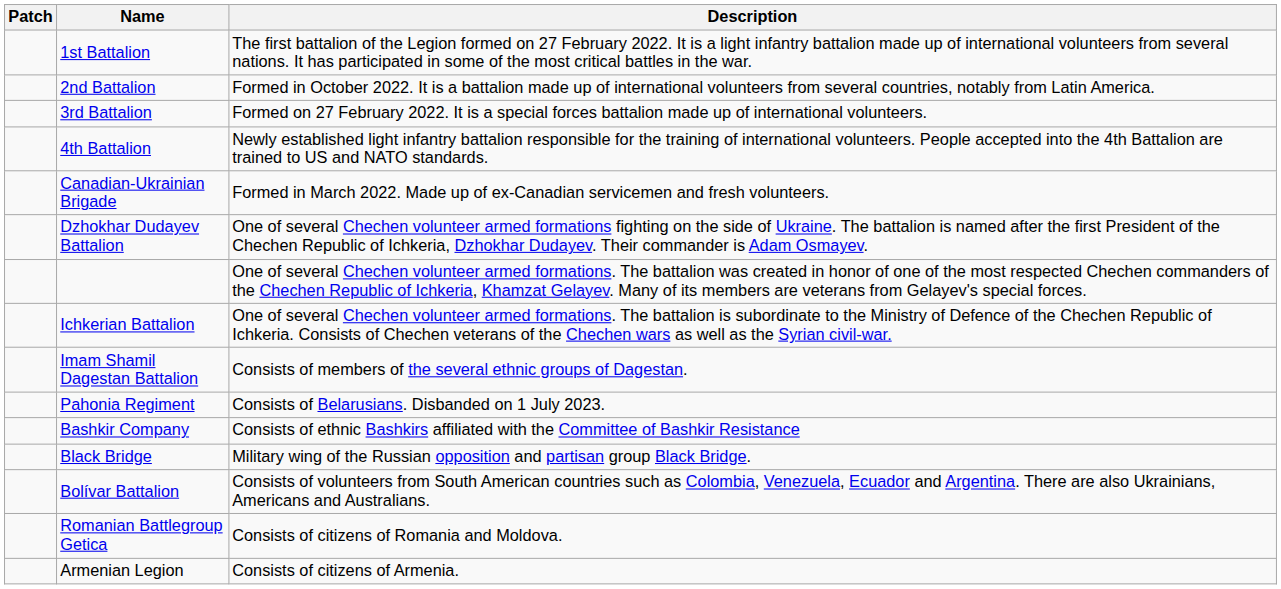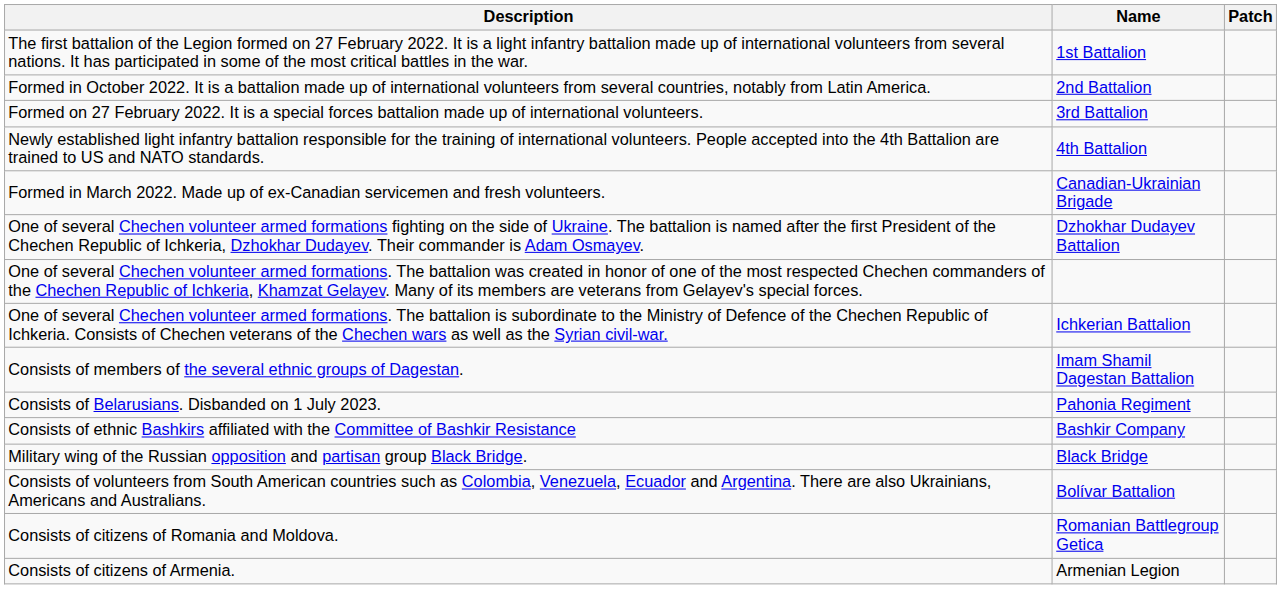columns swapped: (30, 17) <-> (752, 17)
